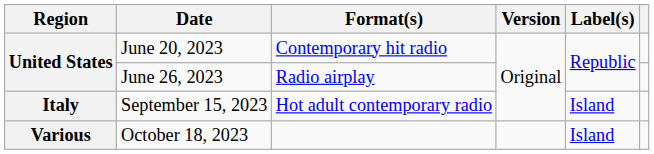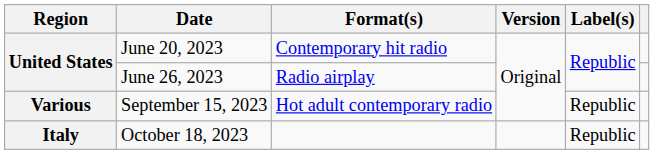(61, 105) Italy -> (61, 105) Various
(592, 105) Island -> (603, 105) Republic
(61, 134) Various -> (61, 134) Italy
(592, 134) Island -> (603, 134) Republic
